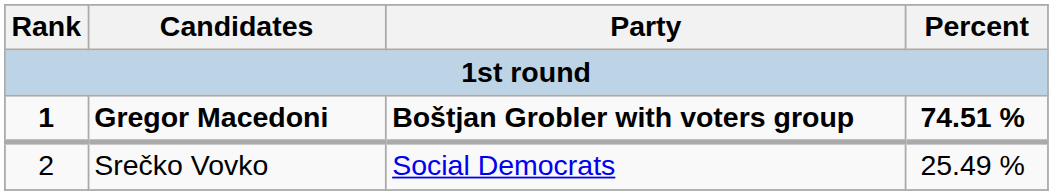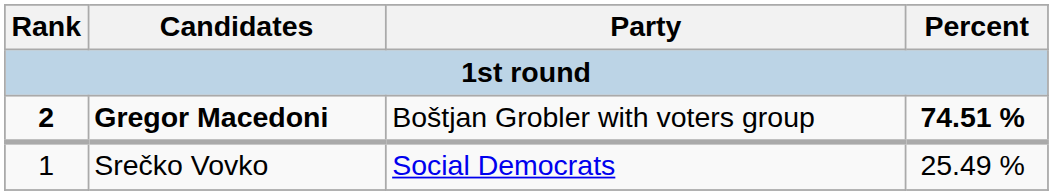(46, 117) 1 -> (46, 117) 2
(623, 117) bold -> (603, 117) normal
(46, 166) 2 -> (46, 166) 1
